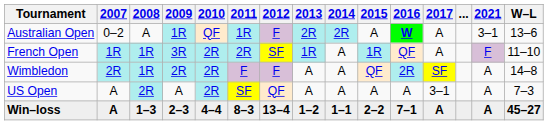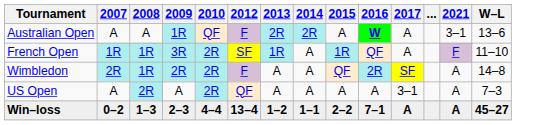- column: (244, 14)
(114, 33) 0–2 -> (114, 33) A
(114, 110) A -> (114, 110) 0–2
